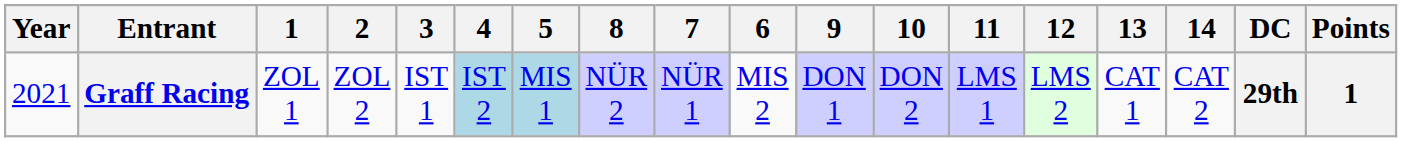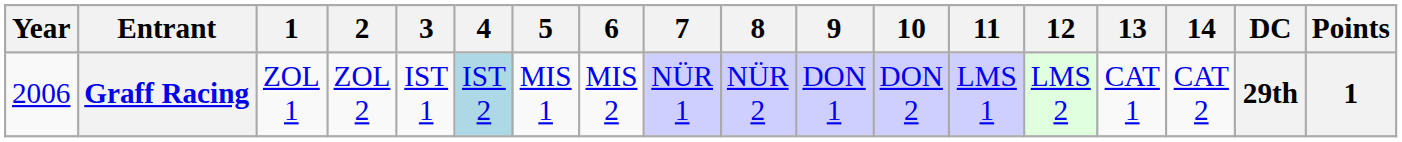columns swapped: (763, 28) <-> (616, 28)
(41, 93) 2021 -> (41, 93) 2006
(546, 93) lightblue background -> (546, 93) no background
